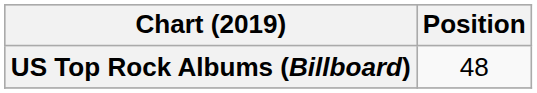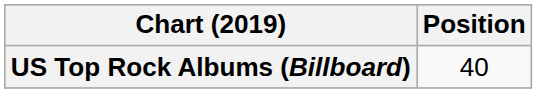(474, 66) 48 -> (474, 66) 40
